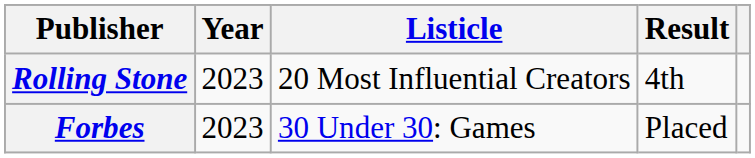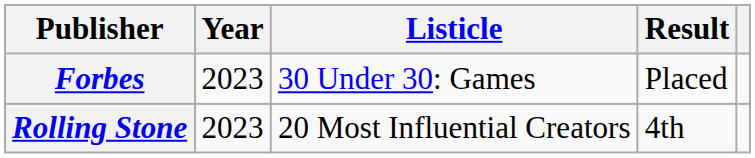rows swapped: (100, 127) <-> (100, 78)
